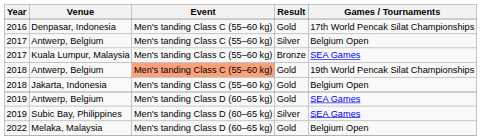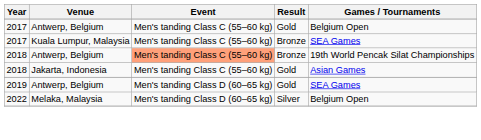- row: (17, 27)
(288, 41) Silver -> (286, 27) Gold
(286, 70) Gold -> (291, 56) Bronze
(339, 85) Belgium Open -> (338, 70) Asian Games
- row: (17, 114)
(286, 128) Gold -> (288, 99) Silver
